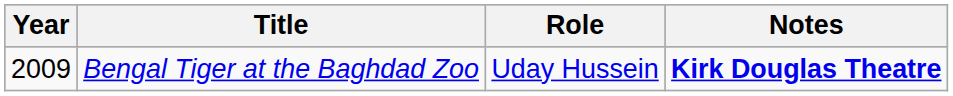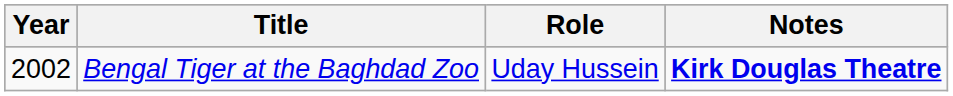(41, 68) 2009 -> (41, 68) 2002
